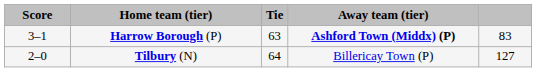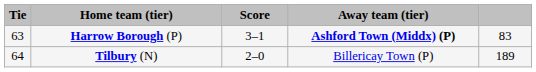columns swapped: (275, 15) <-> (37, 15)
(505, 57) 127 -> (505, 57) 189
